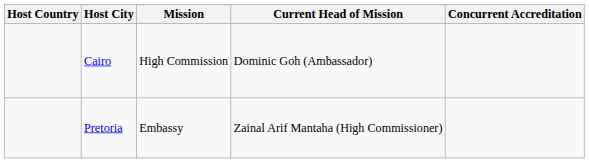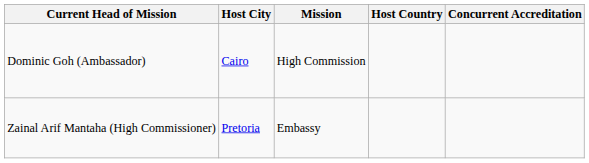columns swapped: (43, 14) <-> (338, 14)
